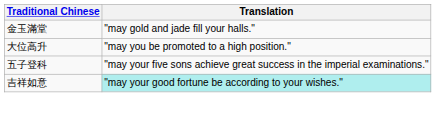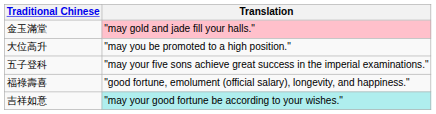(180, 29) no background -> (180, 29) pink background
+ row: (27, 82)
